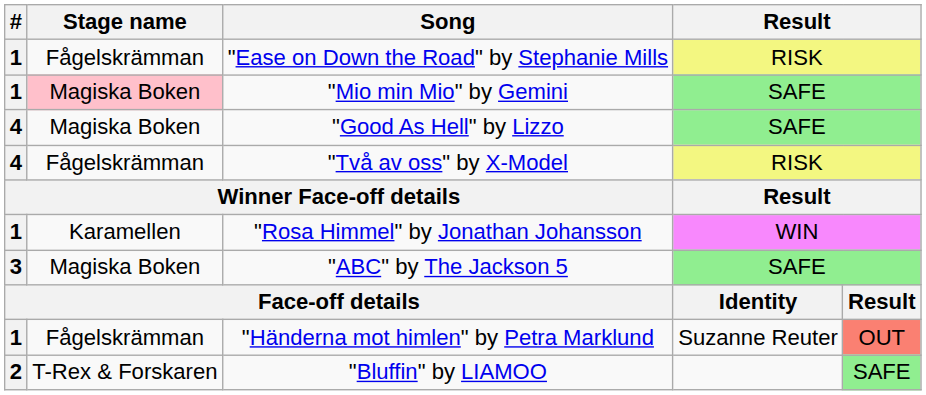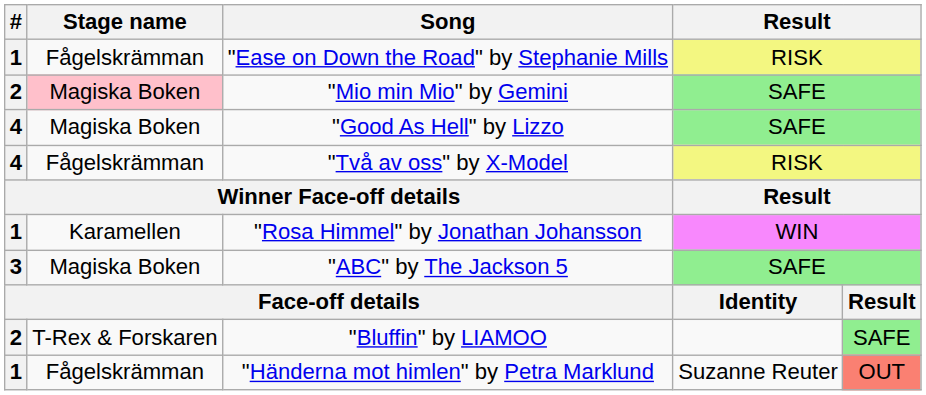(16, 92) 1 -> (16, 92) 2
rows swapped: (448, 337) <-> (448, 372)
